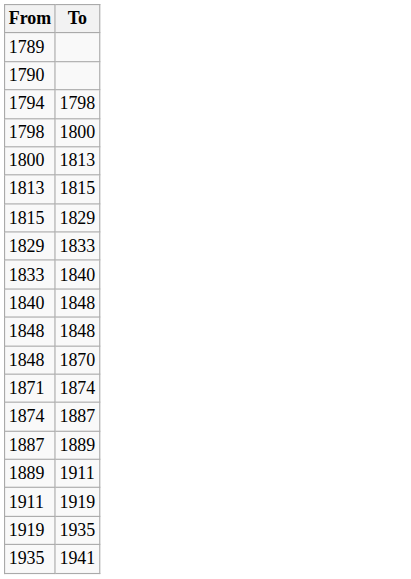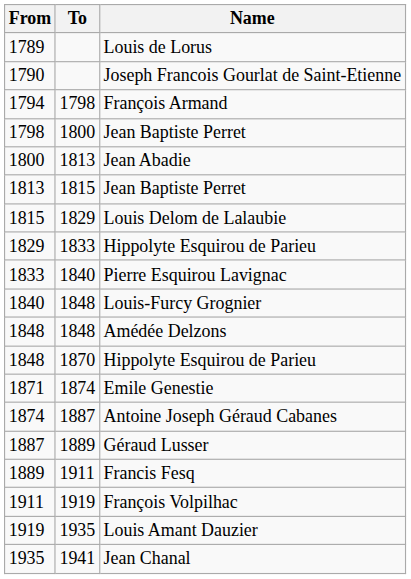+ column: (252, 18)
